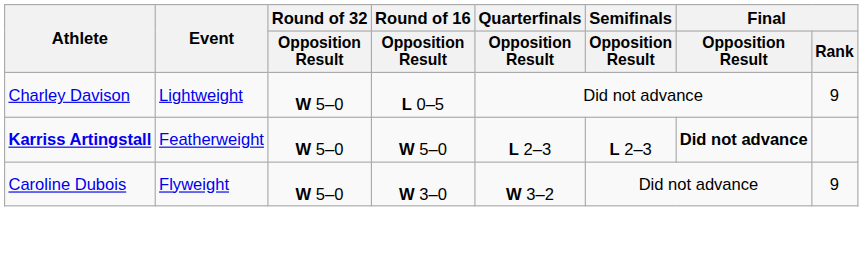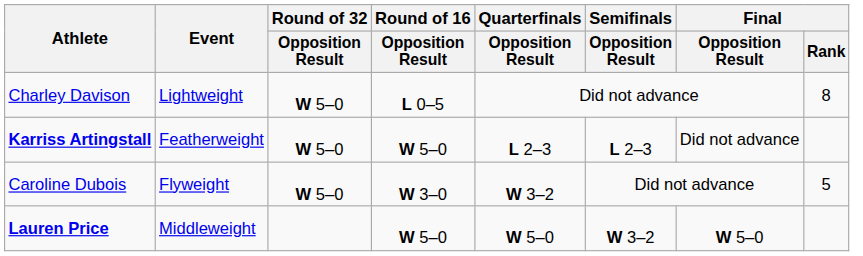(834, 95) 9 -> (826, 95) 8
(744, 140) bold -> (740, 140) normal
(834, 184) 9 -> (826, 184) 5
+ row: (59, 229)
